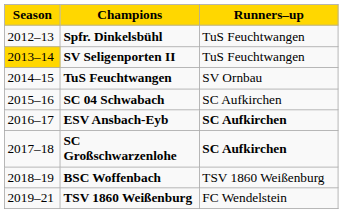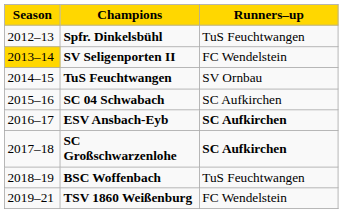(254, 57) TuS Feuchtwangen -> (245, 57) FC Wendelstein
(263, 177) TSV 1860 Weißenburg -> (254, 177) TuS Feuchtwangen
